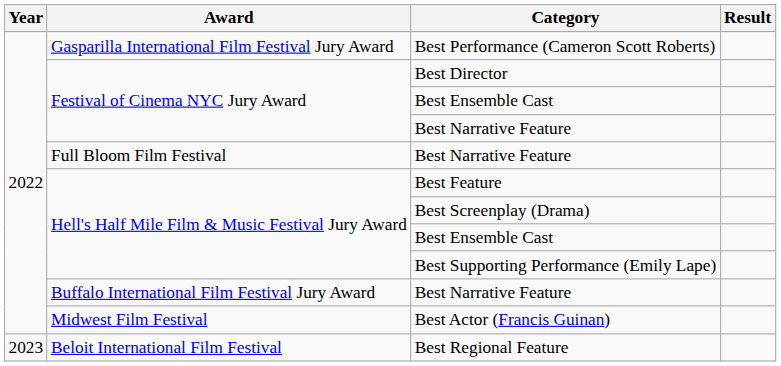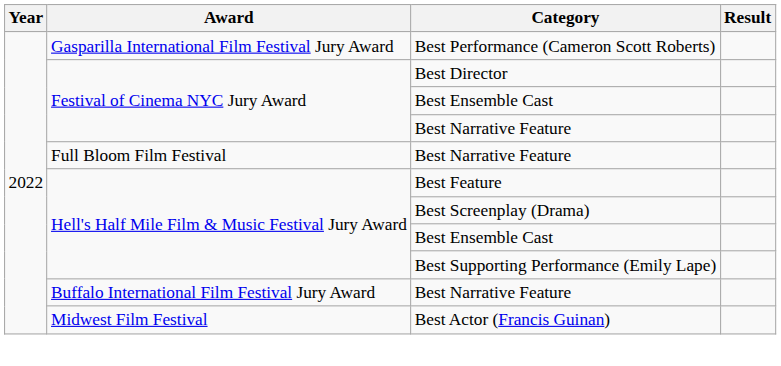- row: (166, 347)
